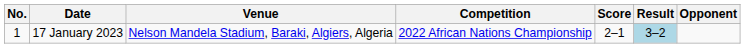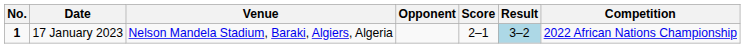columns swapped: (708, 14) <-> (495, 14)
(17, 33) normal -> (17, 33) bold
